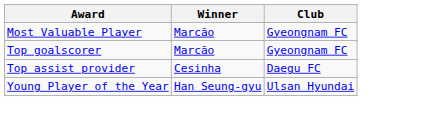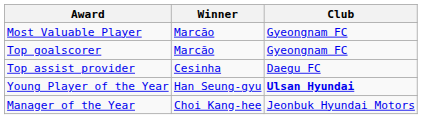(311, 86) normal -> (311, 86) bold
+ row: (71, 105)
